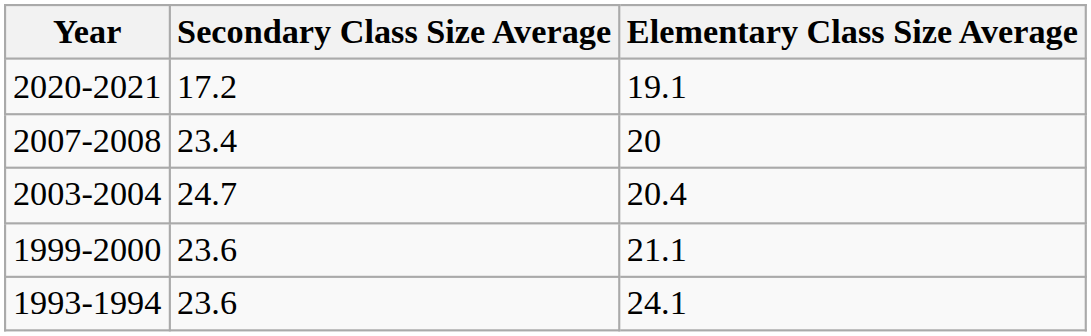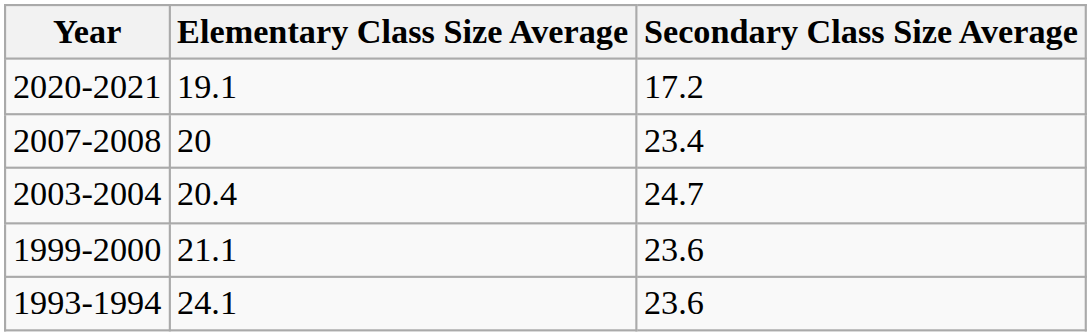columns swapped: (852, 31) <-> (394, 31)
